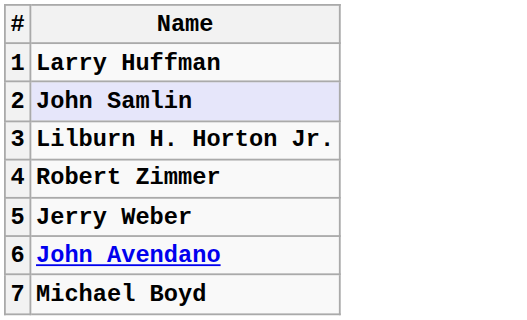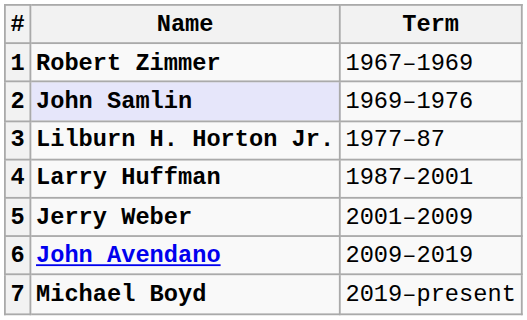+ column: (431, 24)
(128, 63) Larry Huffman -> (128, 63) Robert Zimmer
(128, 178) Robert Zimmer -> (128, 178) Larry Huffman
